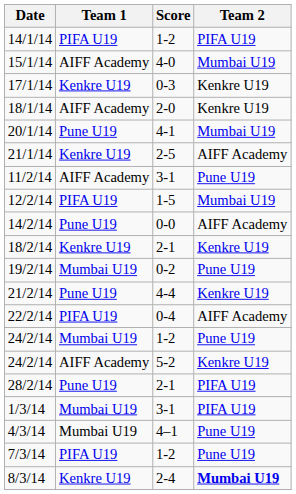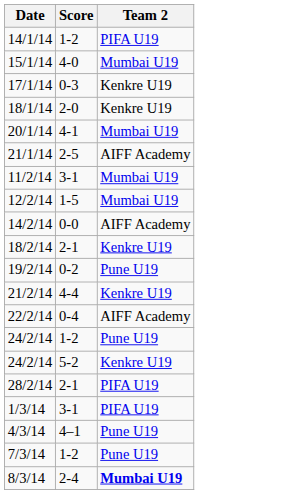- column: (104, 16)
(226, 177) Pune U19 -> (139, 177) Mumbai U19
